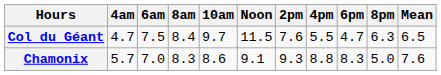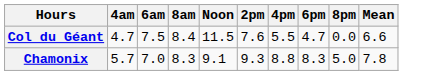- column: (218, 15)
(383, 37) 6.3 -> (344, 37) 0.0
(413, 37) 6.5 -> (374, 37) 6.6
(413, 59) 7.6 -> (374, 59) 7.8
